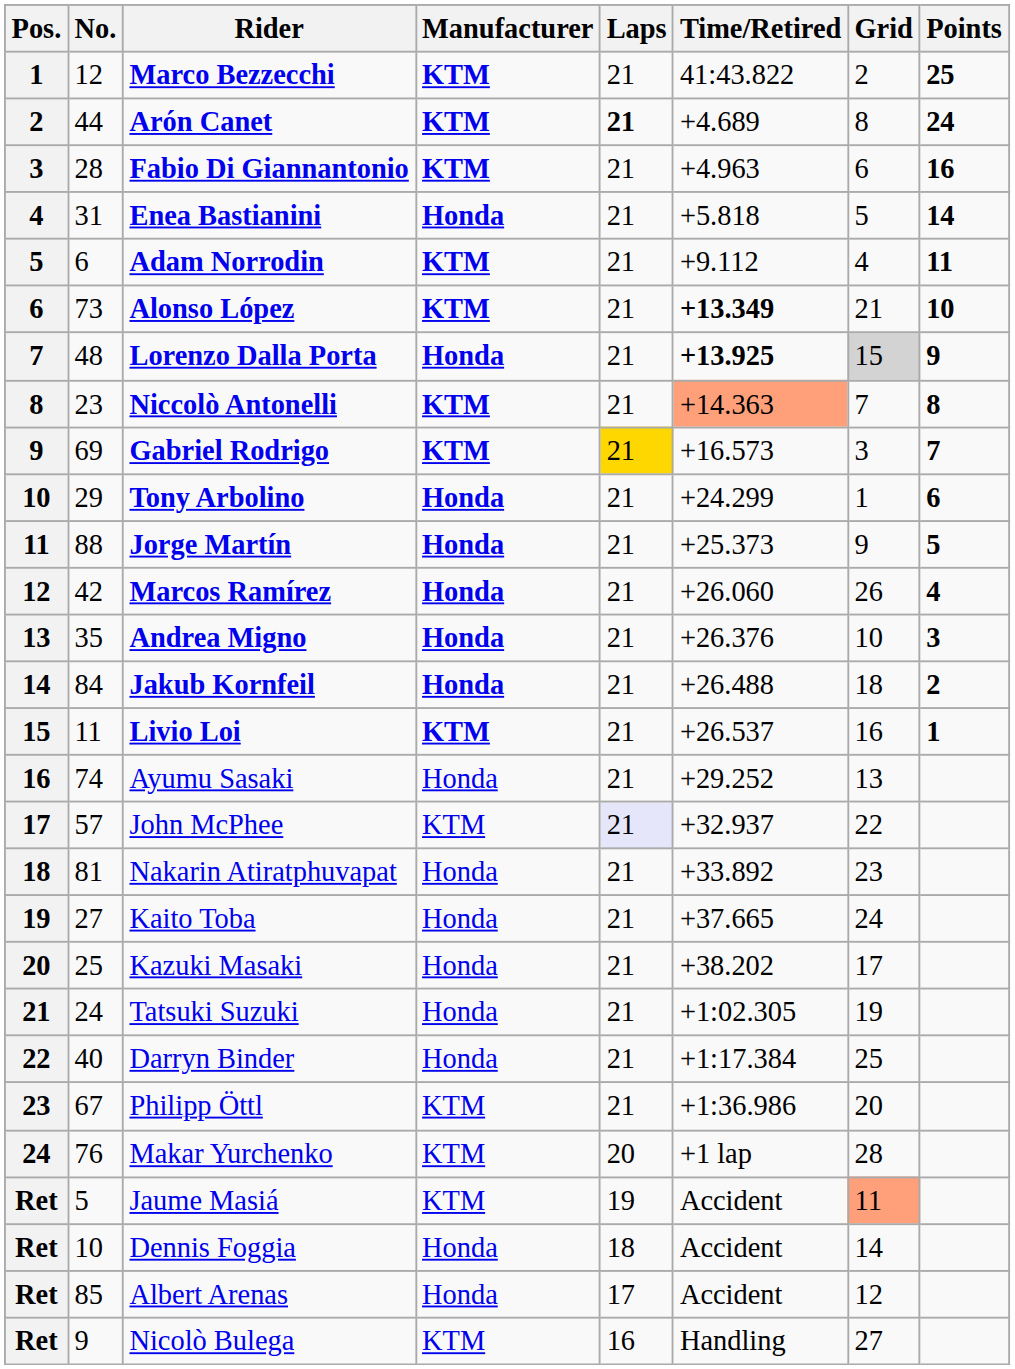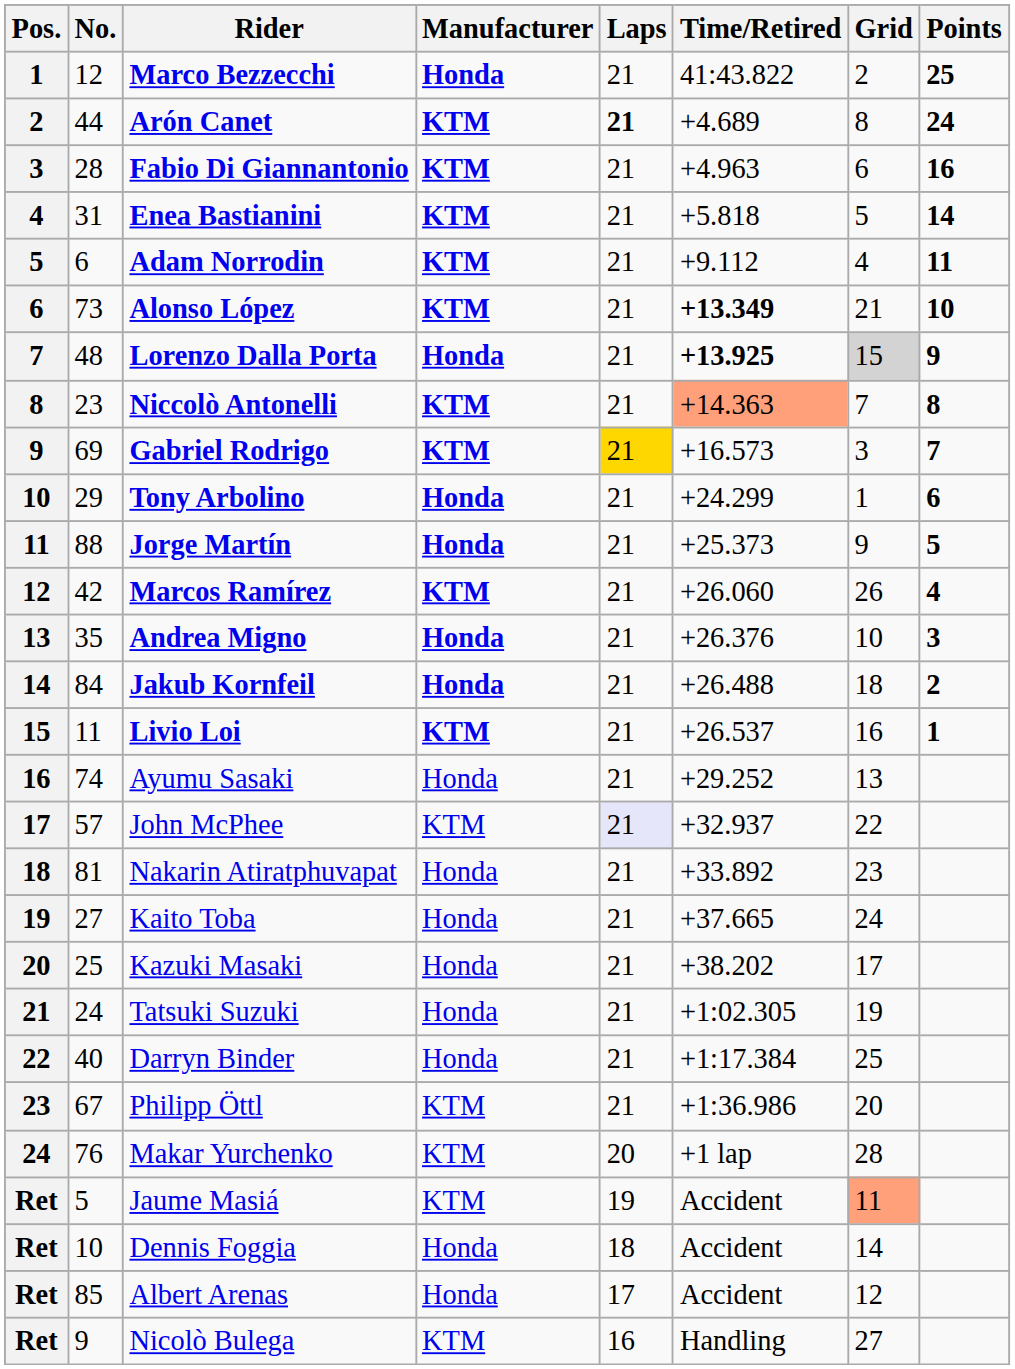(456, 74) KTM -> (463, 74) Honda
(463, 215) Honda -> (456, 215) KTM
(463, 590) Honda -> (456, 590) KTM
